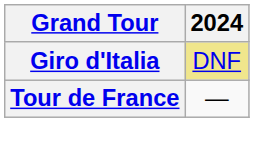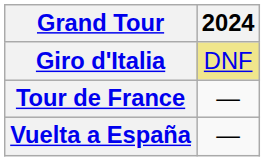+ row: (101, 135)
